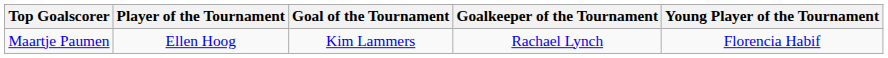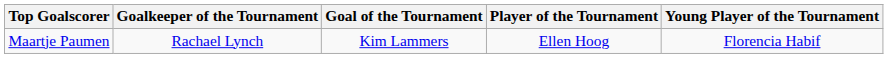columns swapped: (201, 16) <-> (557, 16)
